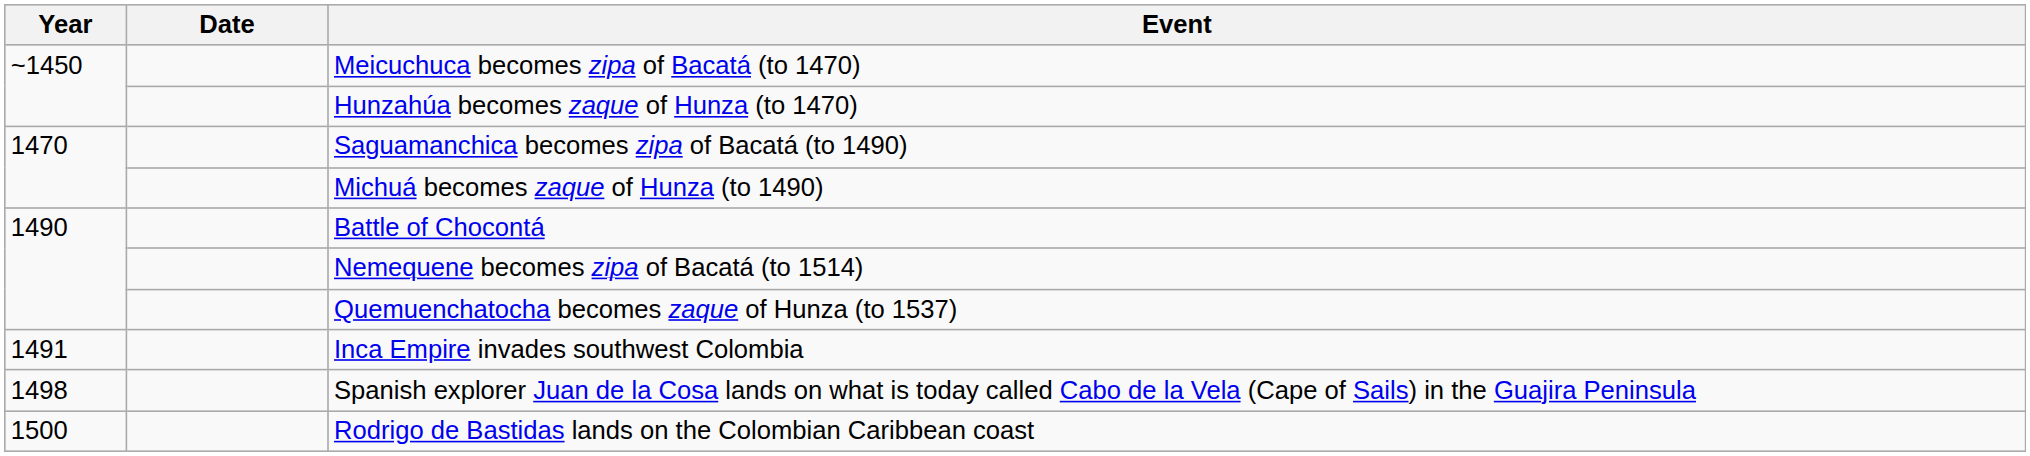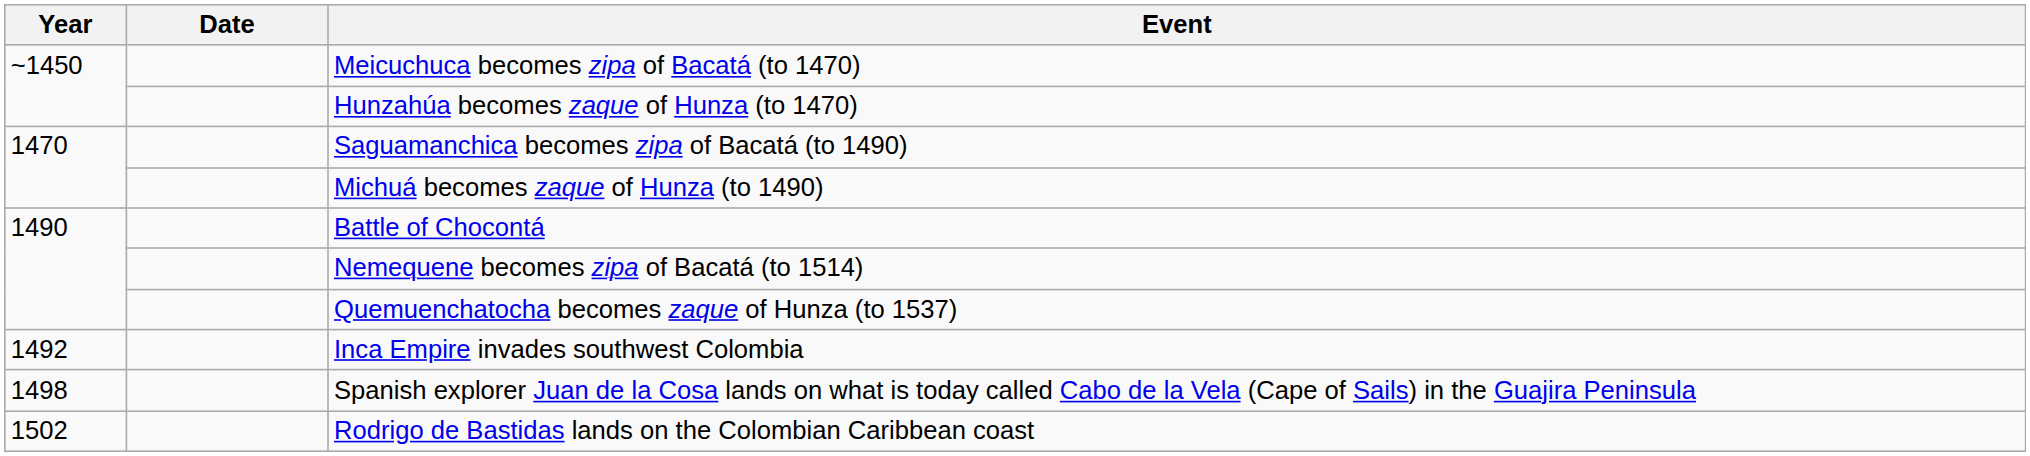(39, 349) 1491 -> (39, 349) 1492
(39, 430) 1500 -> (39, 430) 1502
